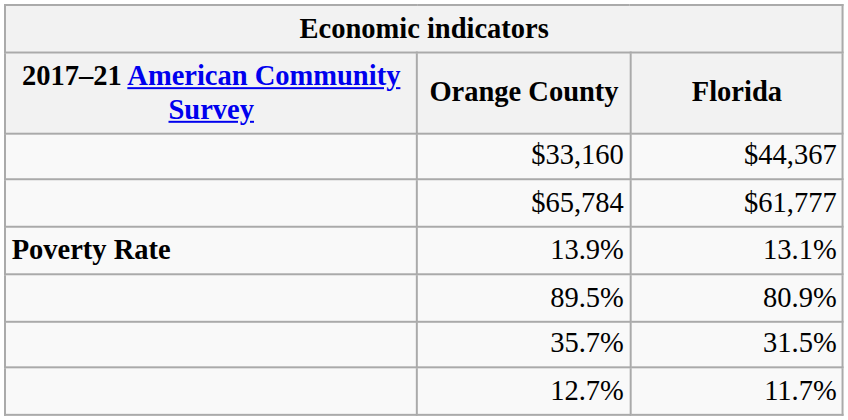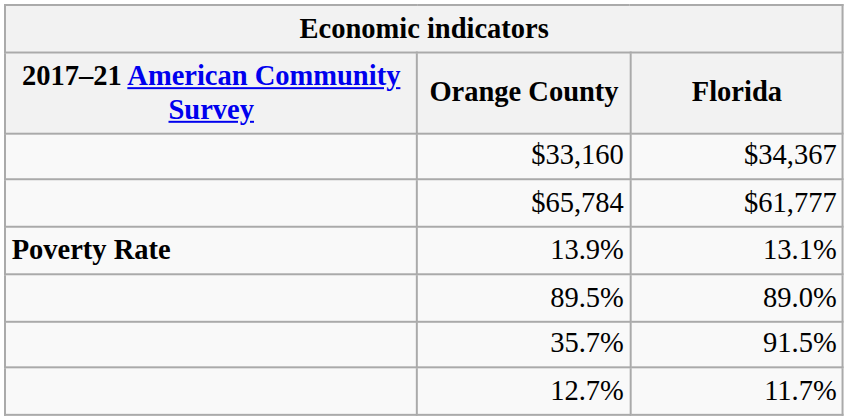(790, 156) $44,367 -> (790, 156) $34,367
(800, 297) 80.9% -> (800, 297) 89.0%
(800, 344) 31.5% -> (800, 344) 91.5%
